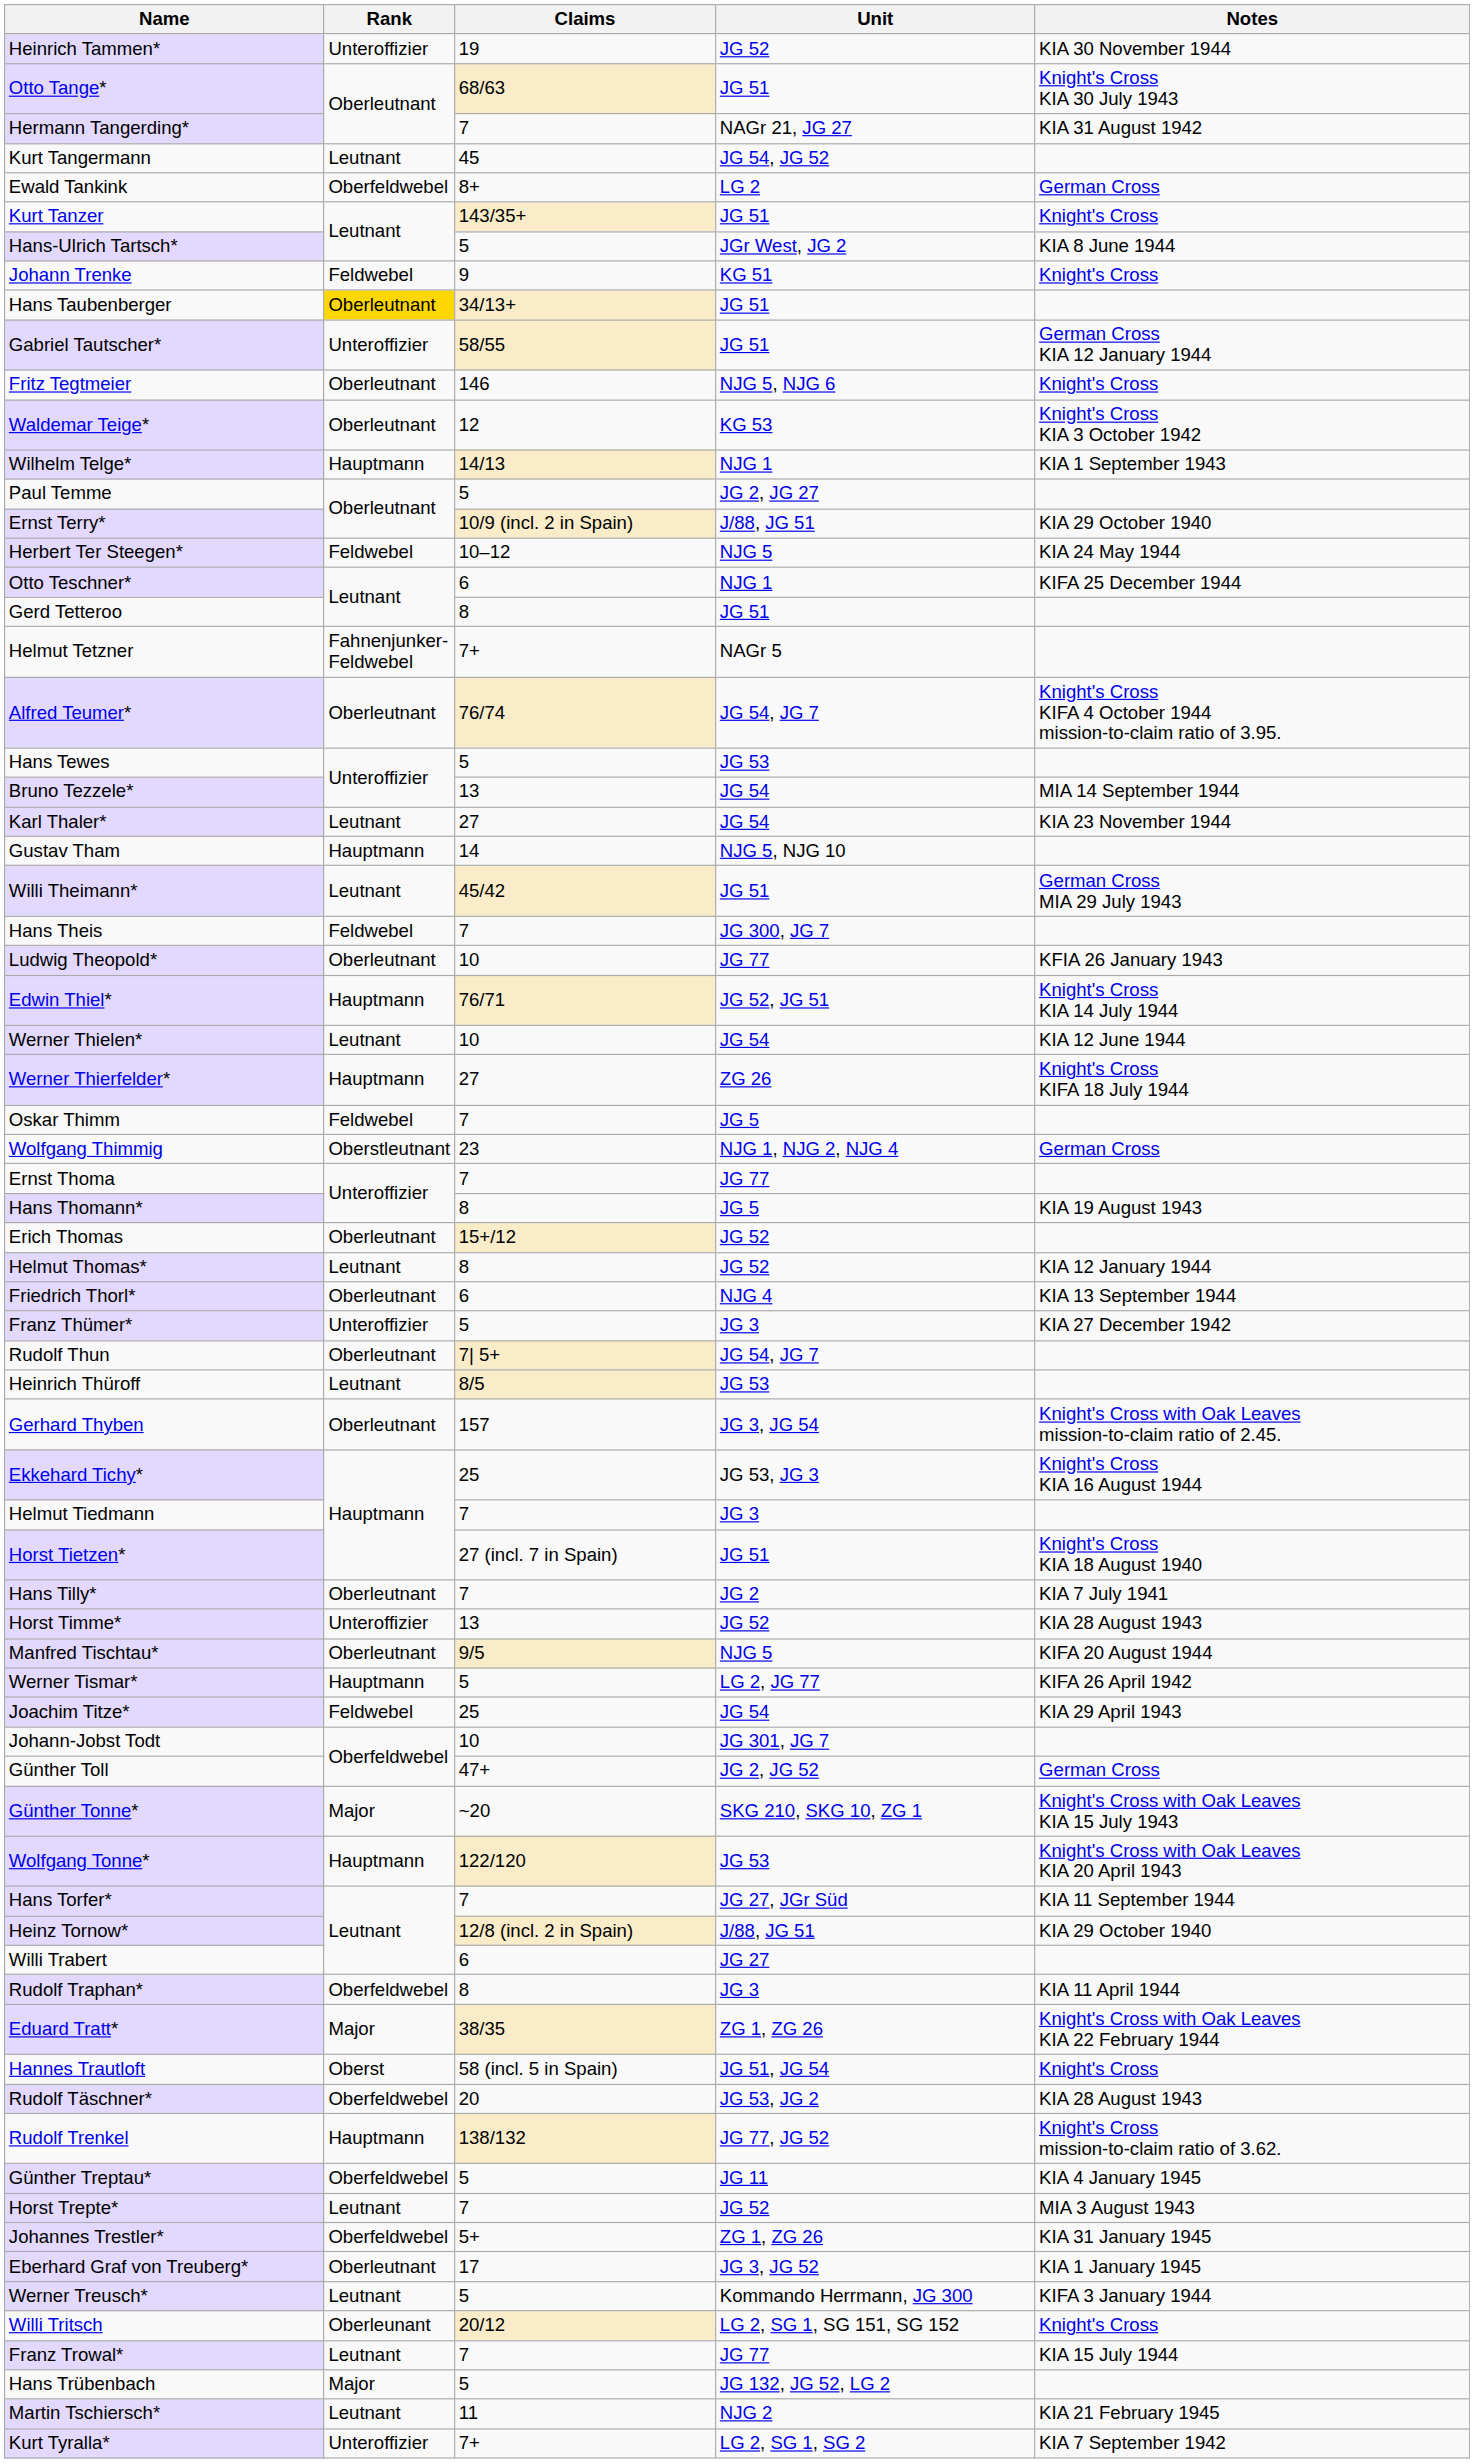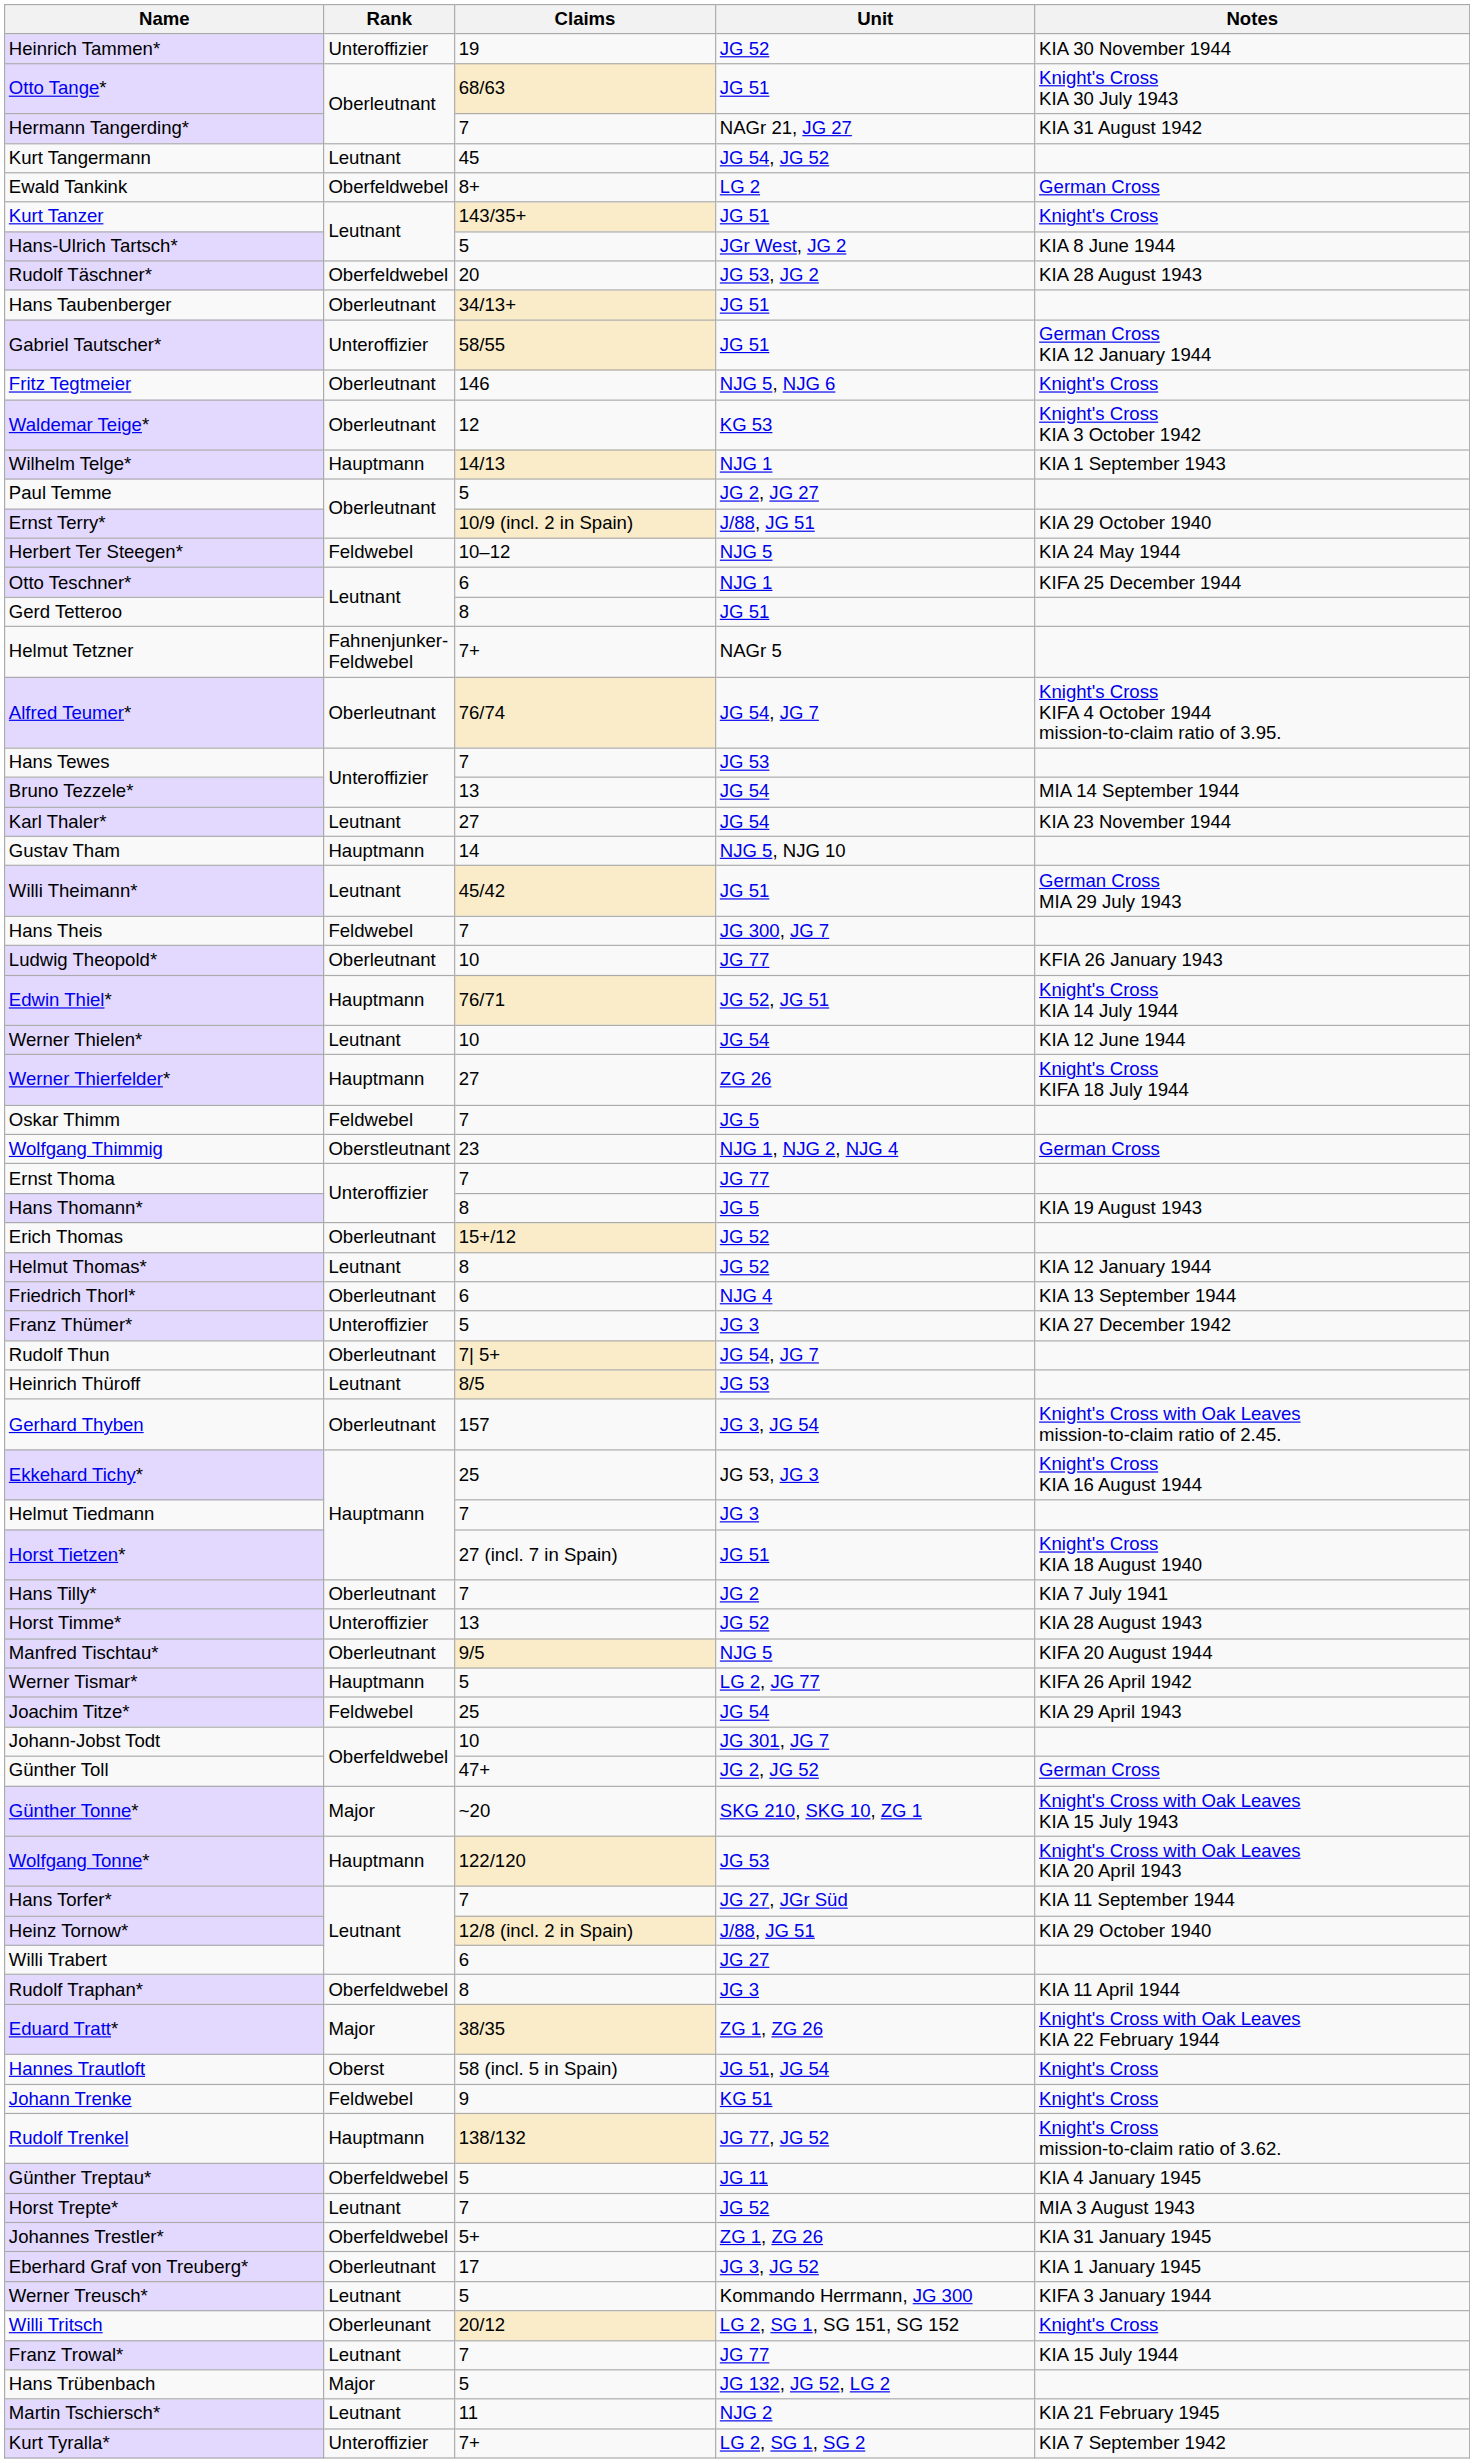rows swapped: (80, 2098) <-> (70, 275)
(382, 305) gold background -> (382, 305) no background
(464, 762) 5 -> (464, 762) 7
